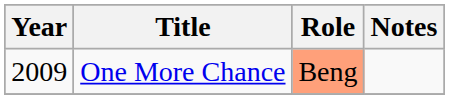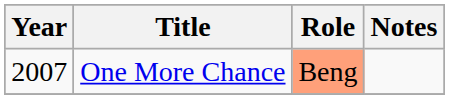(39, 71) 2009 -> (39, 71) 2007
